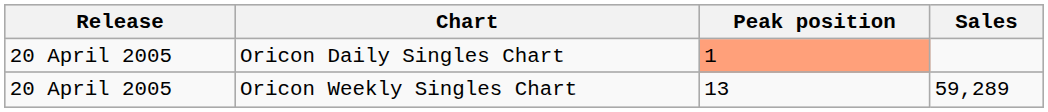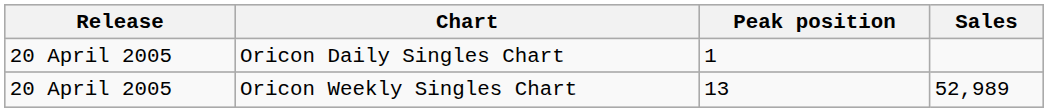(711, 56) lightsalmon background -> (711, 56) no background
(972, 90) 59,289 -> (972, 90) 52,989
